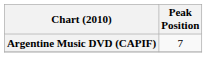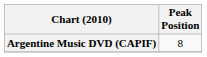(180, 43) 7 -> (180, 43) 8
